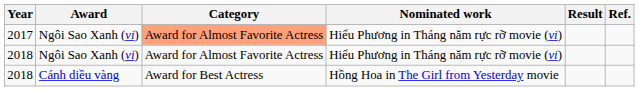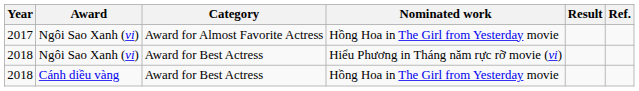(234, 34) lightsalmon background -> (234, 34) no background
(446, 34) Hiểu Phương in Tháng năm rực rỡ movie (vi) -> (444, 34) Hồng Hoa in The Girl from Yesterday movie
(234, 55) Award for Almost Favorite Actress -> (204, 55) Award for Best Actress
